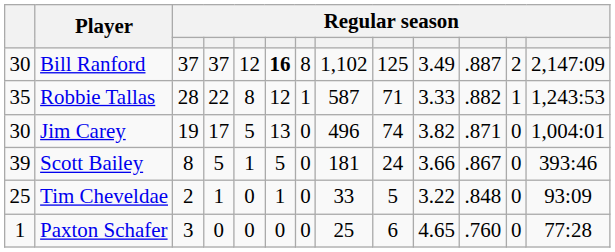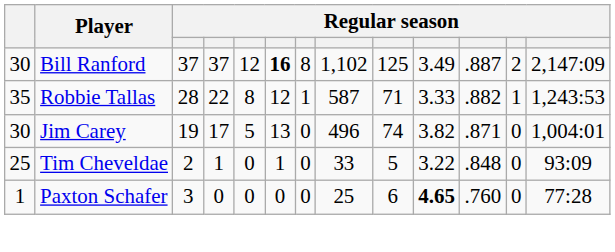- row: (92, 163)
(437, 230) normal -> (437, 196) bold
